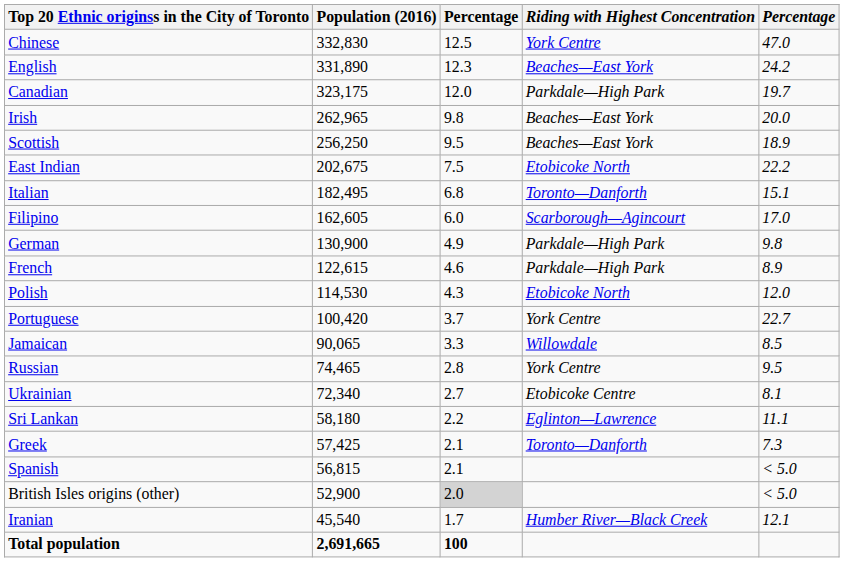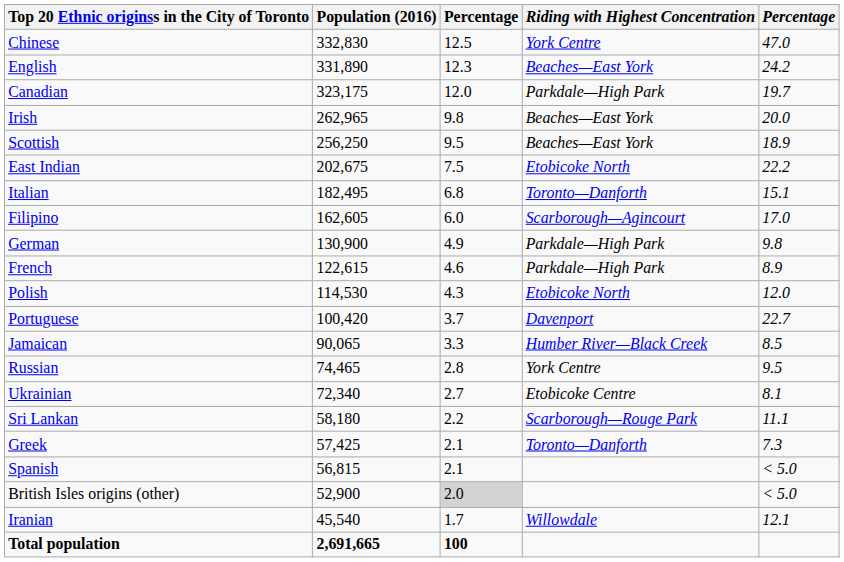(563, 318) York Centre -> (560, 318) Davenport
(561, 343) Willowdale -> (616, 343) Humber River—Black Creek
(591, 419) Eglinton—Lawrence -> (611, 419) Scarborough—Rouge Park
(616, 519) Humber River—Black Creek -> (561, 519) Willowdale
